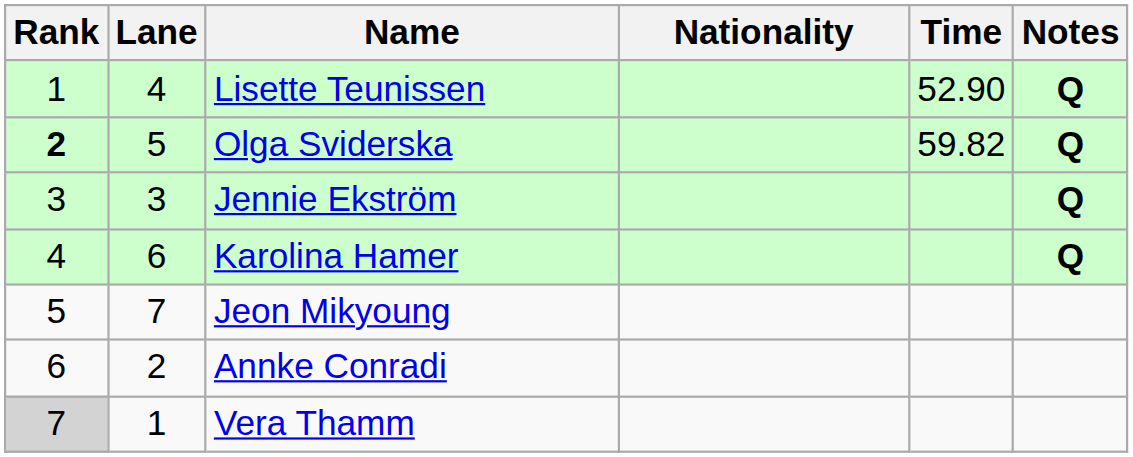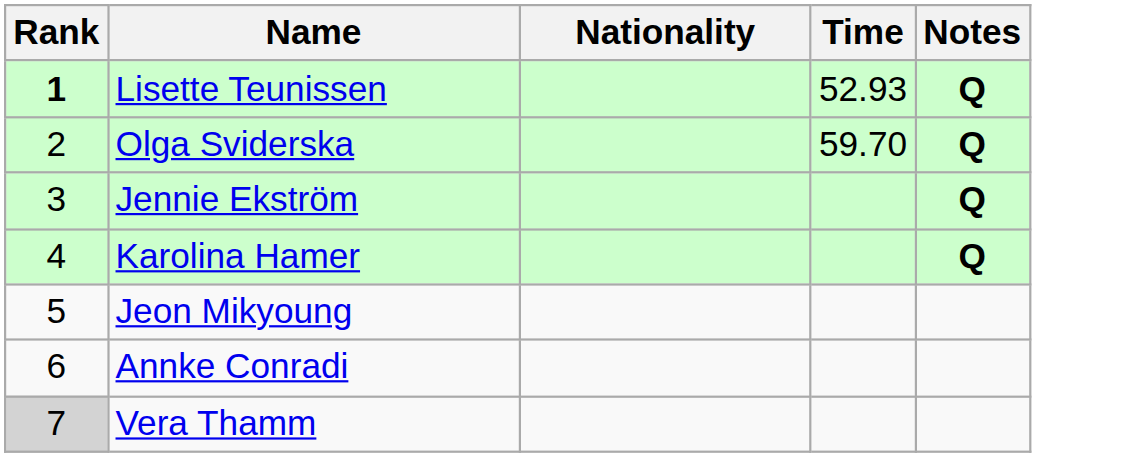- column: (157, 32)
(56, 88) normal -> (56, 88) bold
(961, 88) 52.90 -> (863, 88) 52.93
(56, 144) bold -> (56, 144) normal
(961, 144) 59.82 -> (863, 144) 59.70
